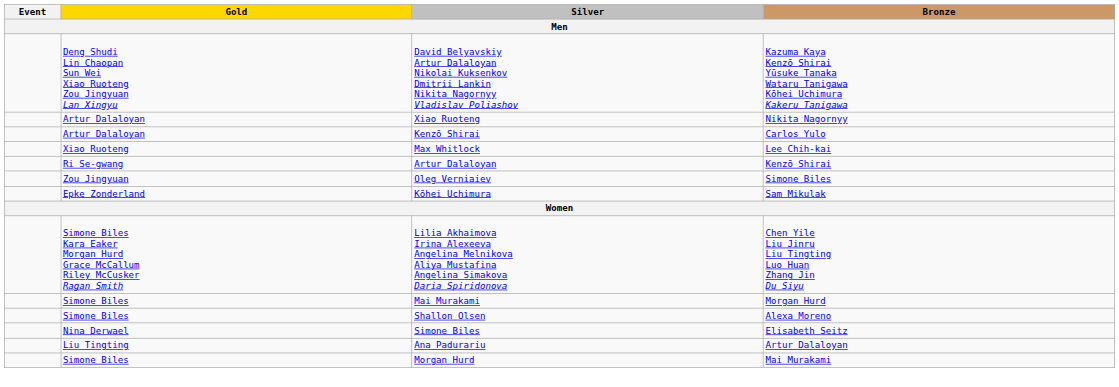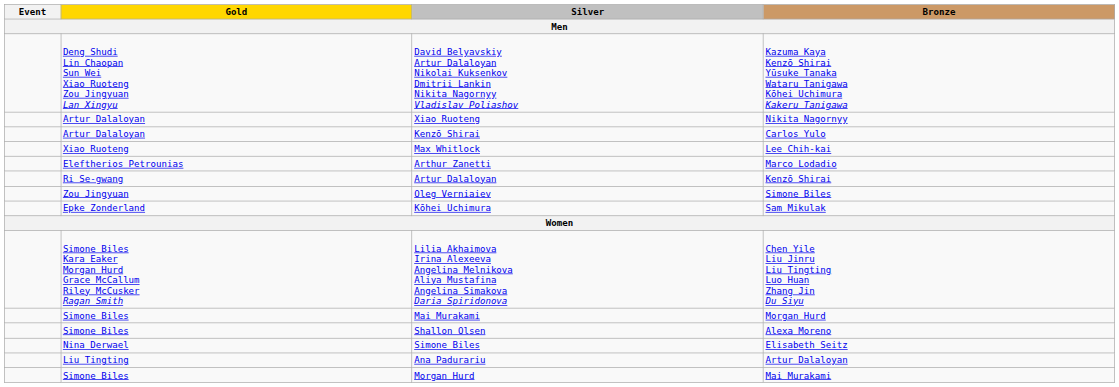+ row: (453, 164)
